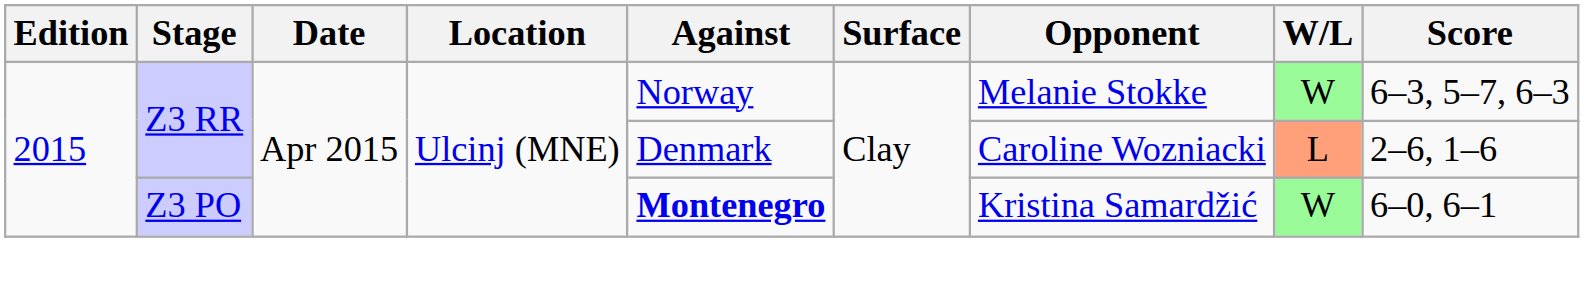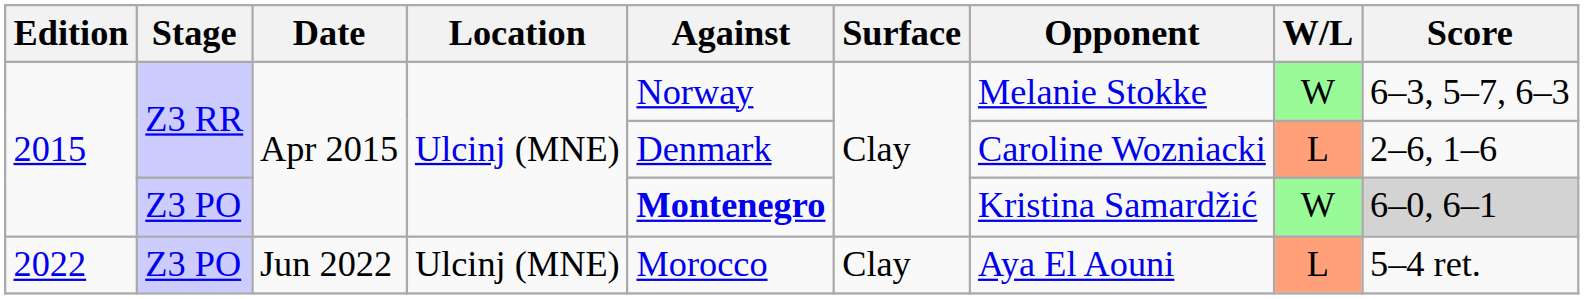(1434, 206) no background -> (1434, 206) lightgrey background
+ row: (50, 263)
